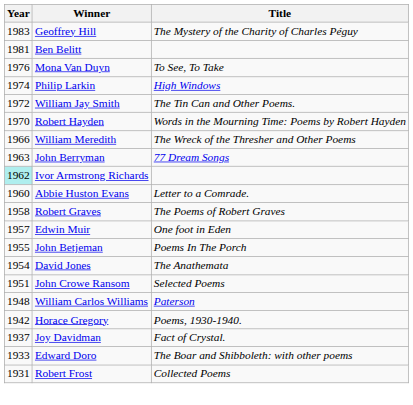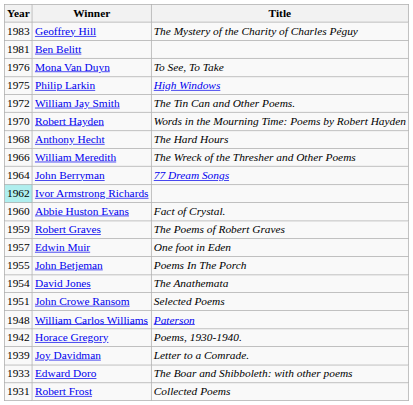(18, 85) 1974 -> (18, 85) 1975
+ row: (70, 139)
(18, 157) 1963 -> (18, 175) 1964
(201, 193) Letter to a Comrade. -> (190, 211) Fact of Crystal.
(18, 211) 1958 -> (18, 229) 1959
(18, 337) 1937 -> (18, 355) 1939
(190, 337) Fact of Crystal. -> (201, 355) Letter to a Comrade.
